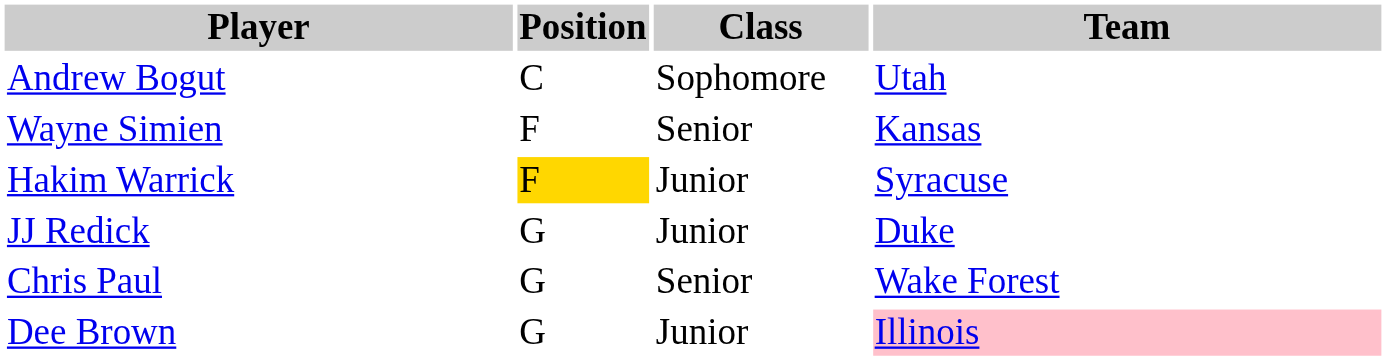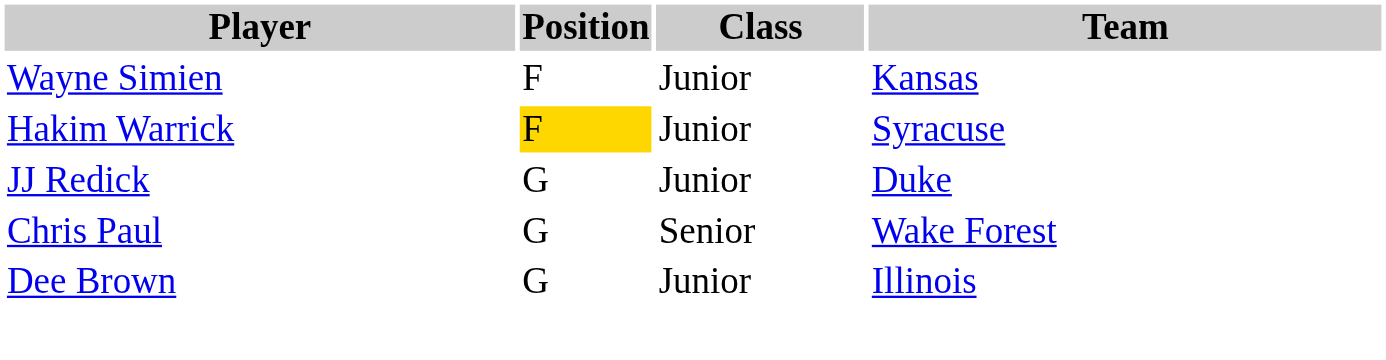- row: (116, 77)
(704, 128) Senior -> (705, 77) Junior
(927, 331) pink background -> (924, 281) no background
